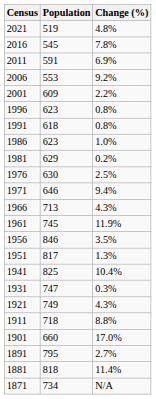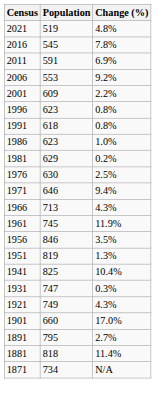(50, 256) 817 -> (50, 256) 819
- row: (17, 321)
